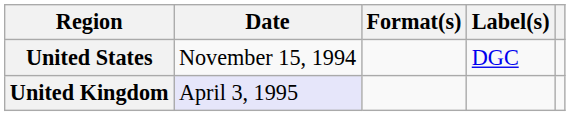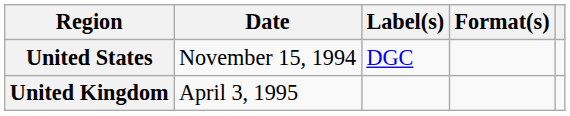columns swapped: (414, 22) <-> (511, 22)
(238, 92) lavender background -> (238, 92) no background
